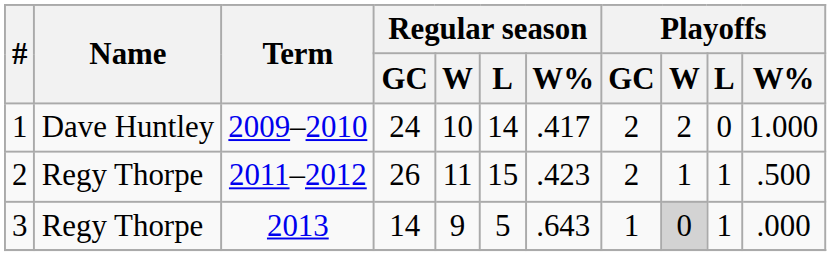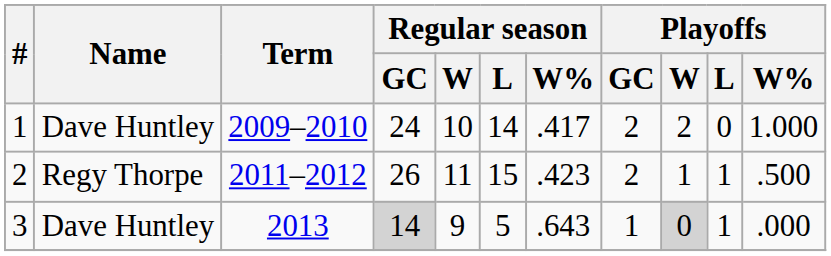(123, 224) Regy Thorpe -> (128, 224) Dave Huntley
(405, 224) no background -> (405, 224) lightgrey background
